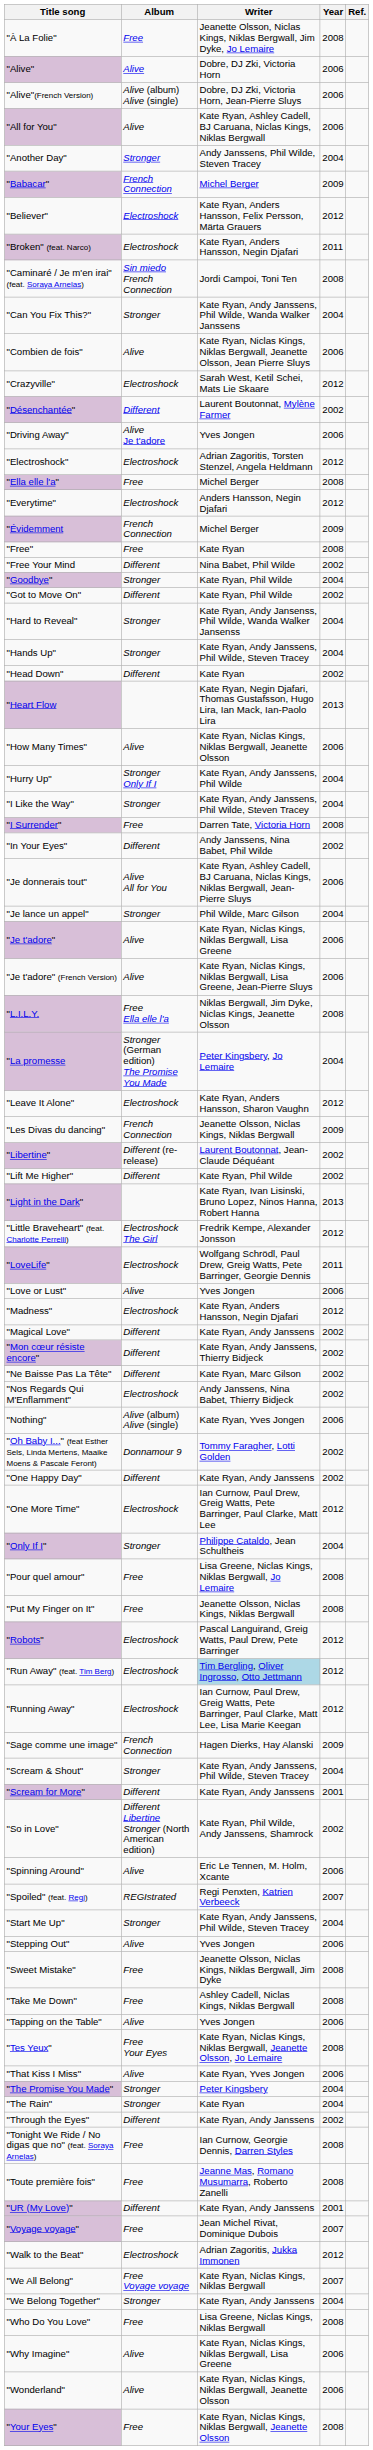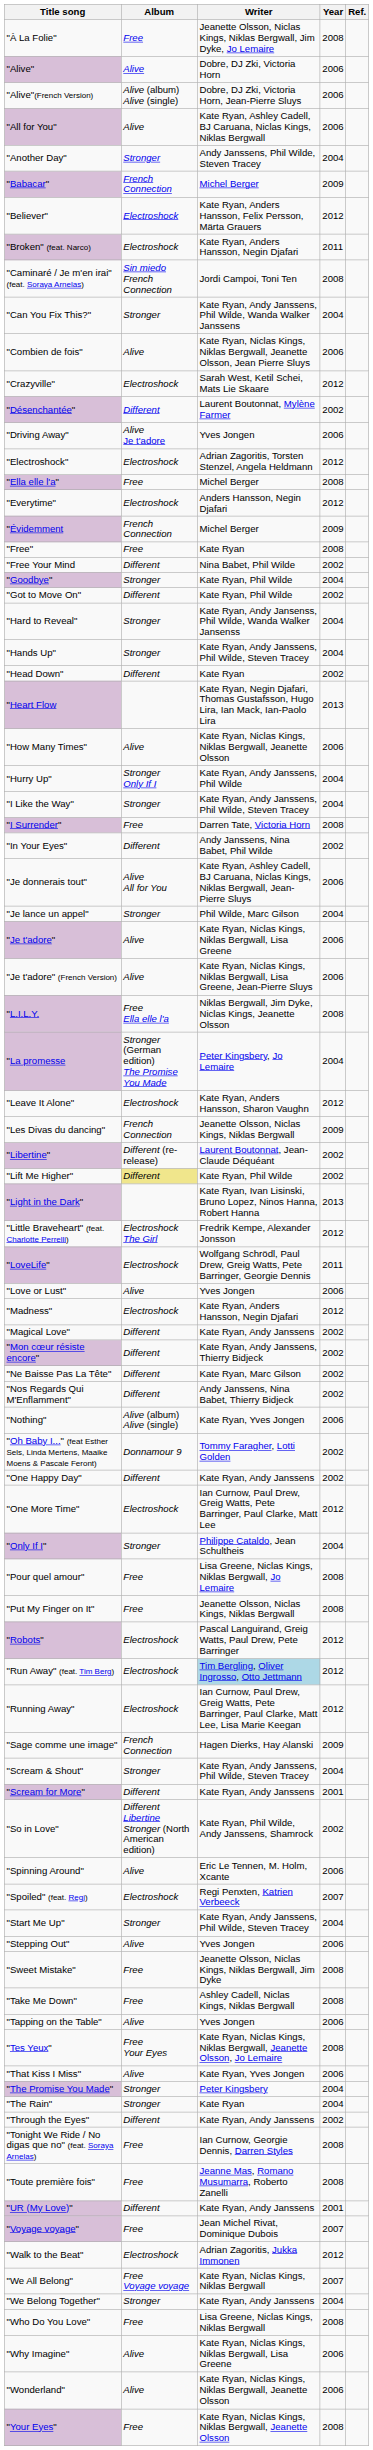(141, 1176) no background -> (141, 1176) khaki background
(151, 1394) Electroshock -> (141, 1394) Different
(150, 1897) REGIstrated -> (151, 1897) Electroshock
